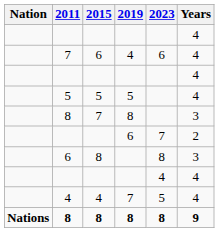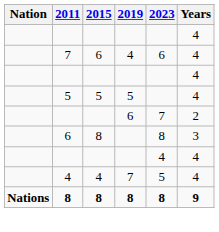- row: (68, 116)
